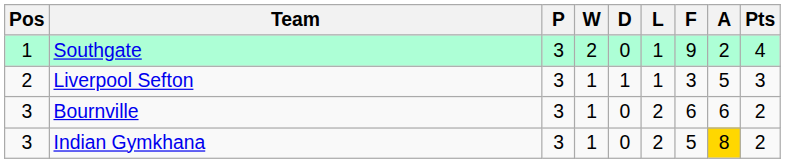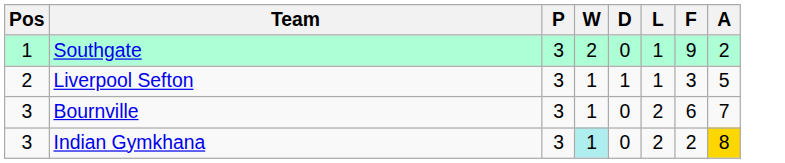- column: (760, 19)
(724, 111) 6 -> (724, 111) 7
(592, 142) no background -> (592, 142) paleturquoise background
(691, 142) 5 -> (691, 142) 2
